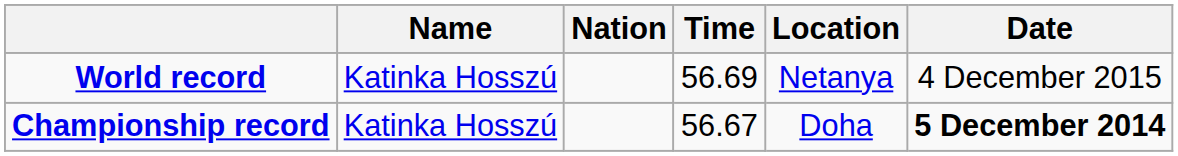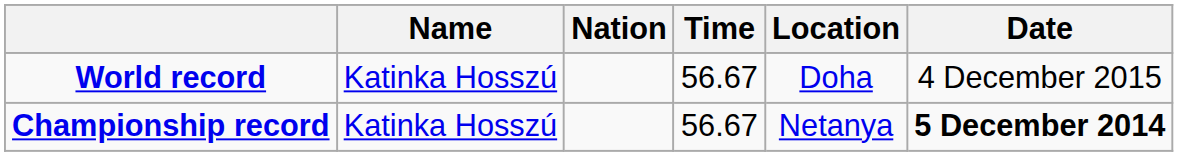(719, 77) 56.69 -> (719, 77) 56.67
(836, 77) Netanya -> (836, 77) Doha
(836, 126) Doha -> (836, 126) Netanya
